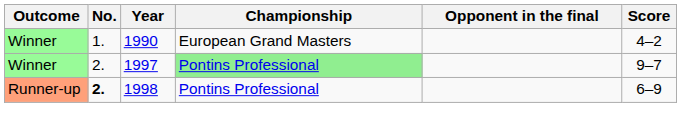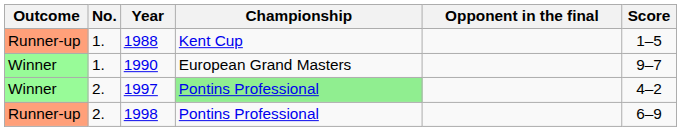+ row: (141, 41)
(649, 41) 4–2 -> (649, 65) 9–7
(649, 65) 9–7 -> (649, 89) 4–2
(98, 89) bold -> (98, 114) normal
